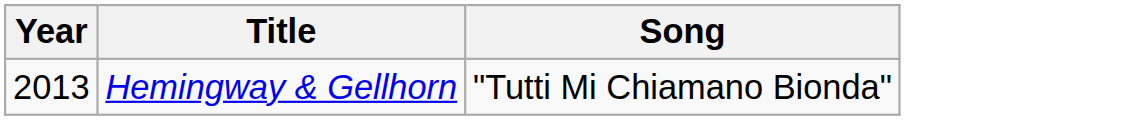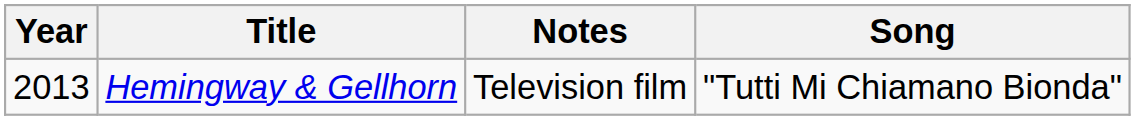+ column: (580, 31)
